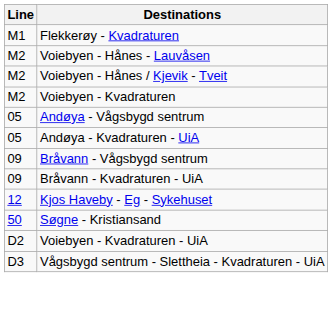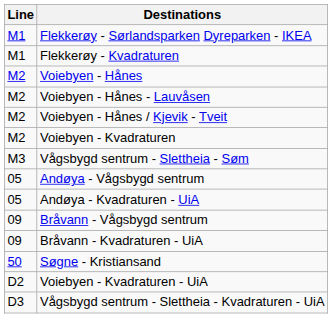+ row: (176, 35)
+ row: (91, 76)
+ row: (144, 158)
- row: (126, 199)
